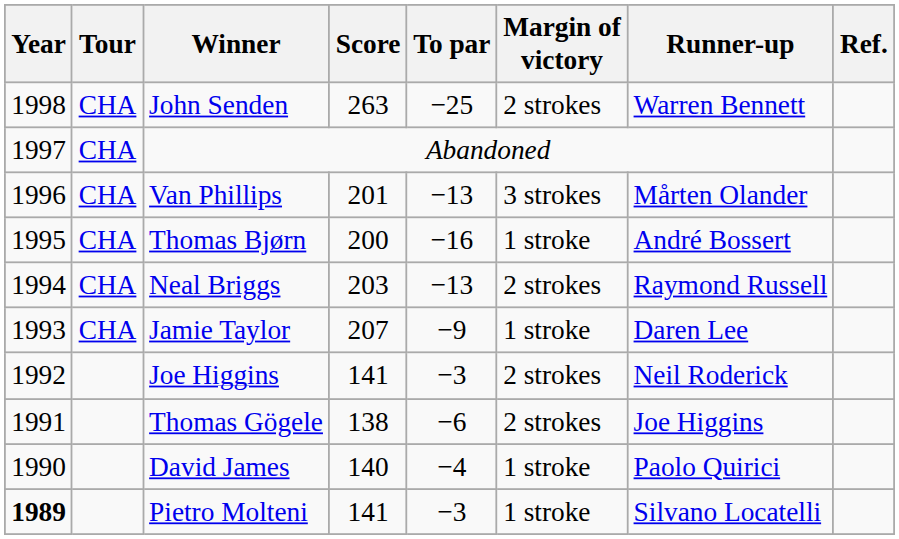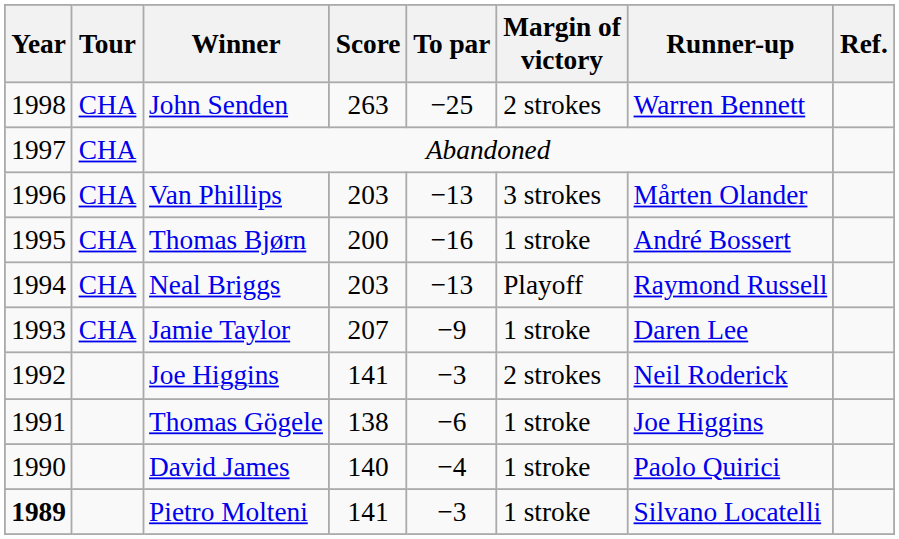(368, 194) 201 -> (368, 194) 203
(552, 285) 2 strokes -> (543, 285) Playoff
(552, 420) 2 strokes -> (547, 420) 1 stroke
